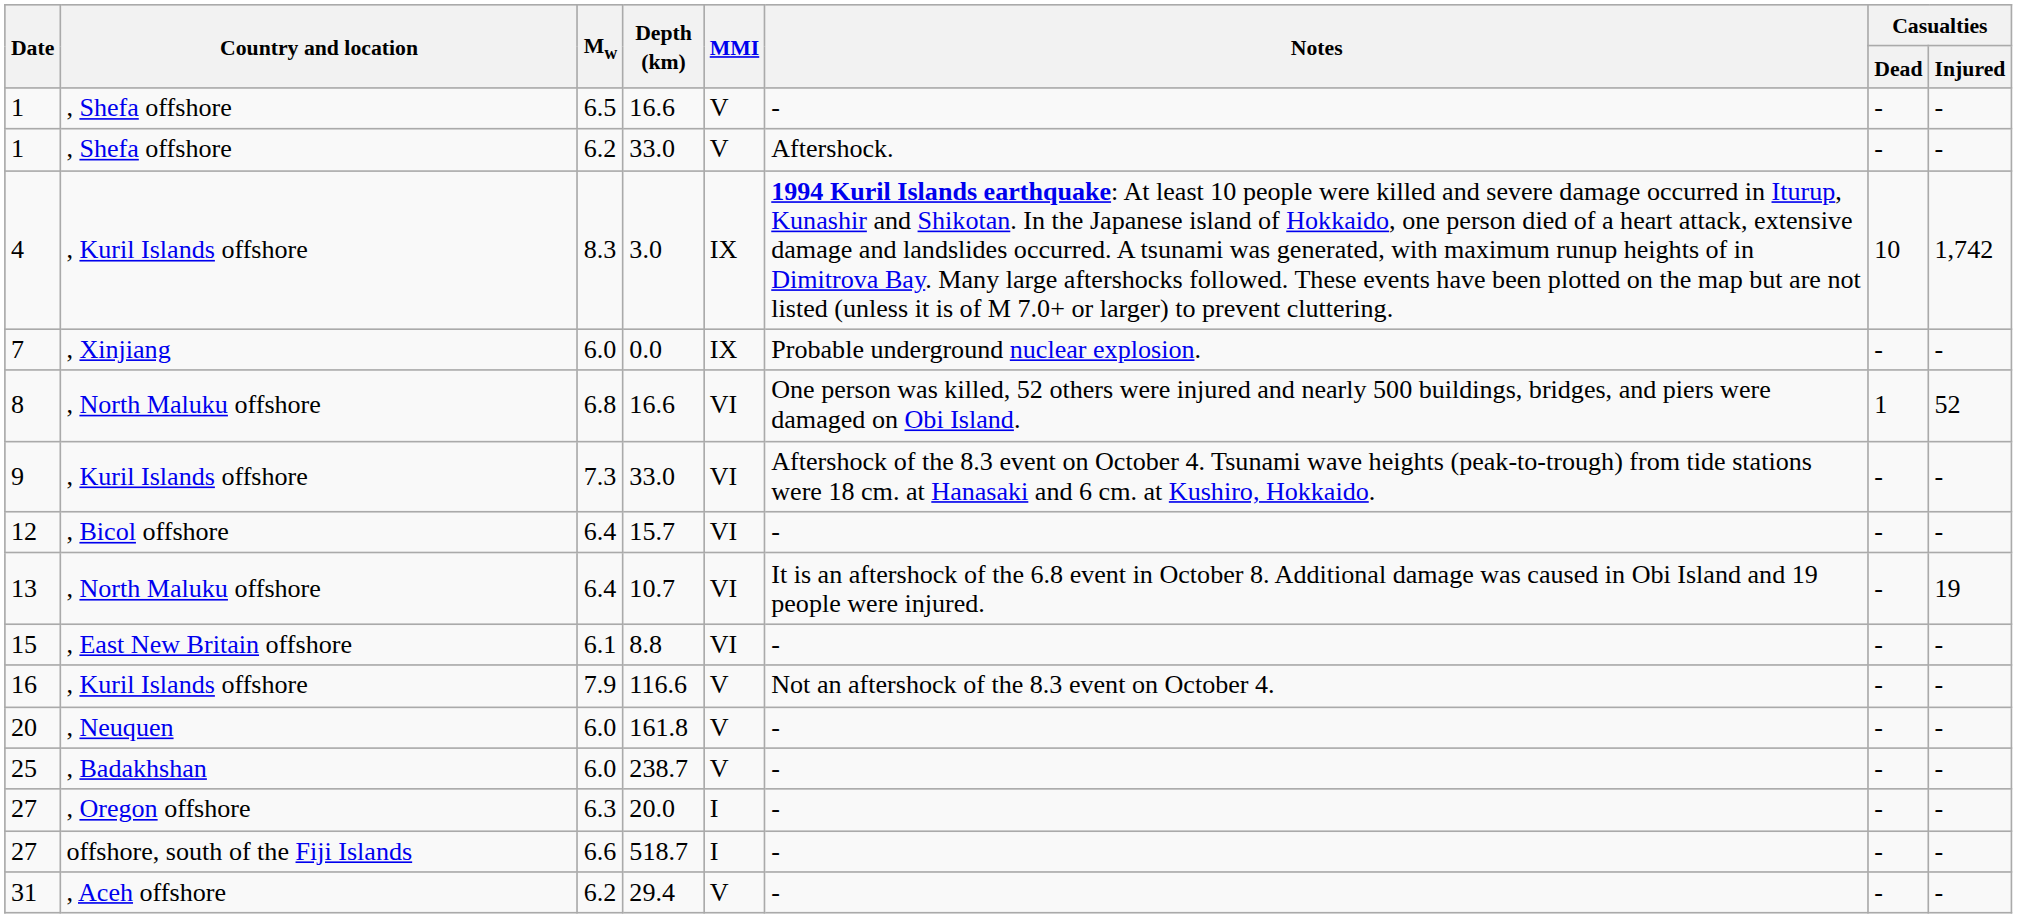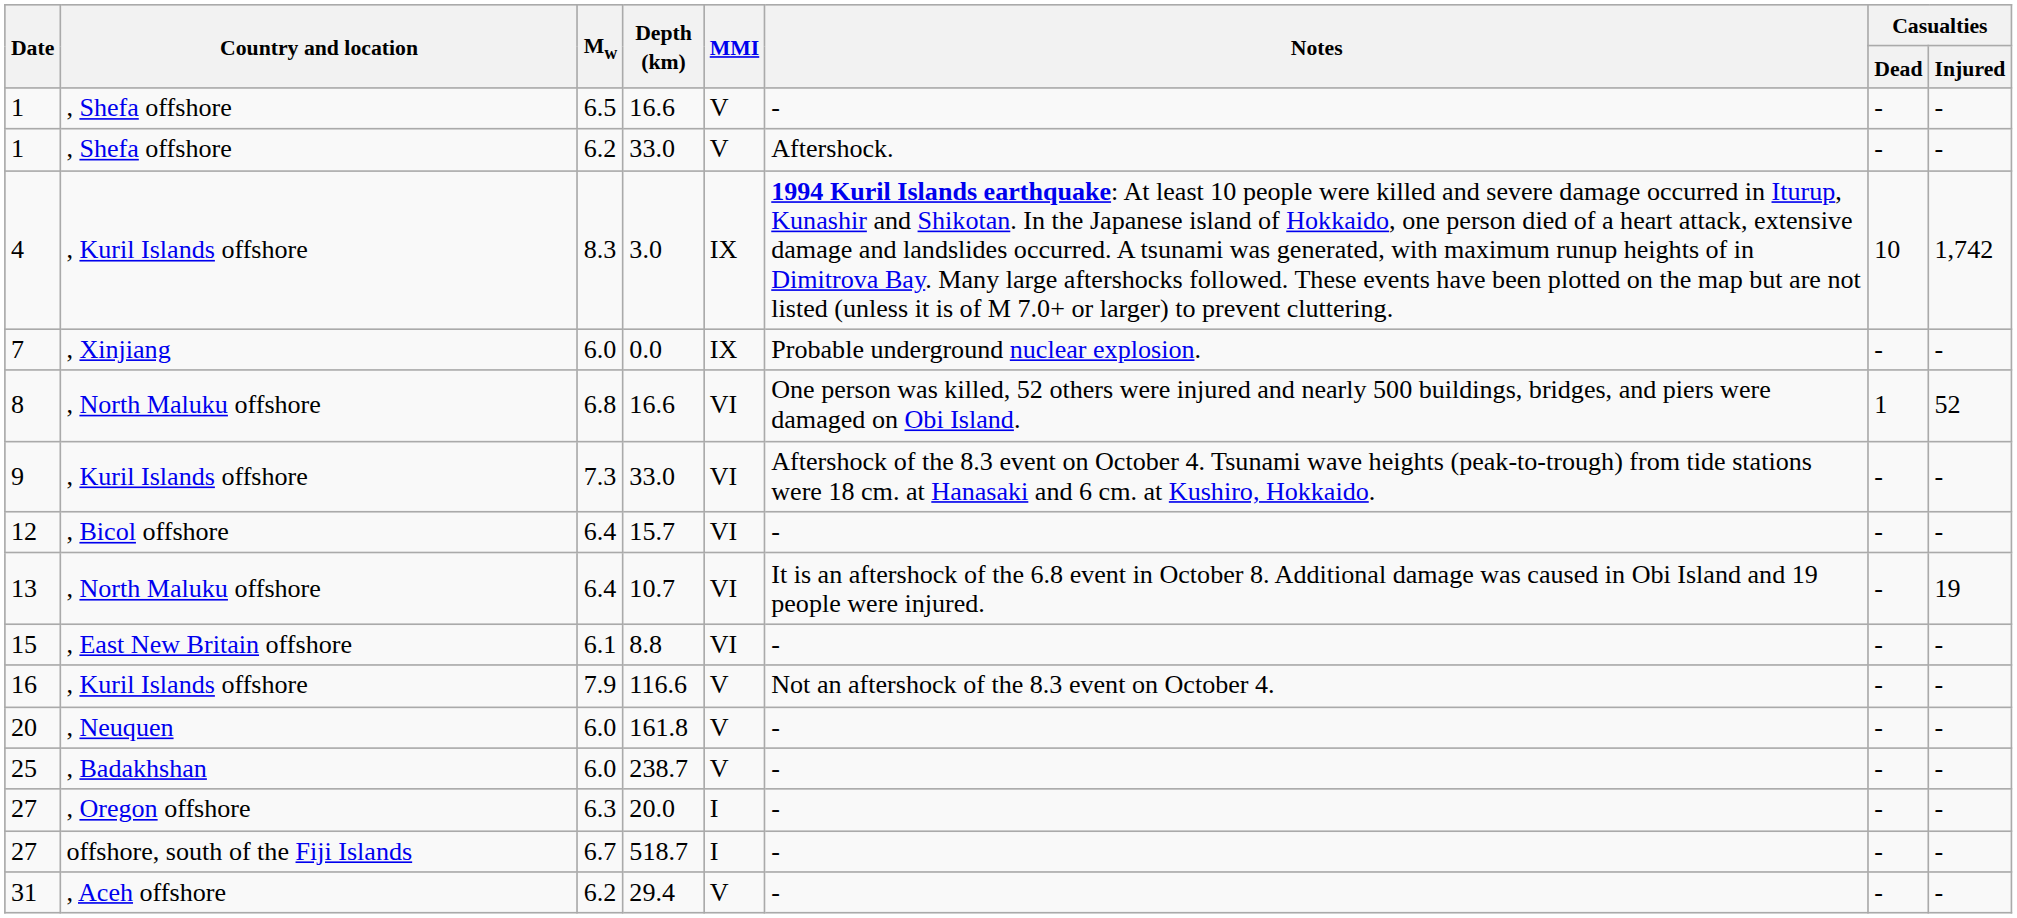(600, 850) 6.6 -> (600, 850) 6.7
